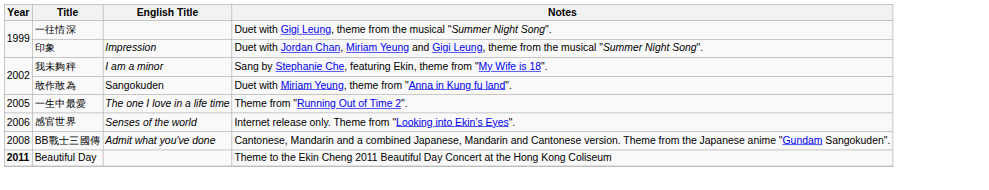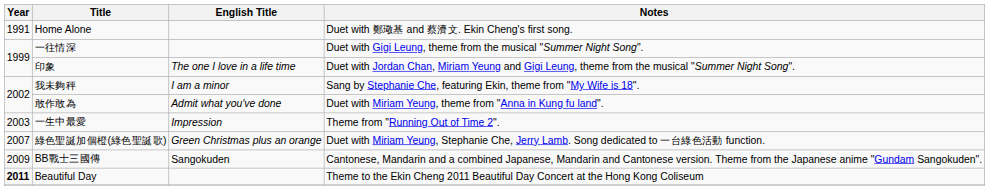+ row: (63, 30)
(131, 48) Impression -> (233, 67) The one I love in a life time
(135, 85) Sangokuden -> (226, 103) Admit what you've done
(18, 103) 2005 -> (18, 122) 2003
(167, 103) The one I love in a life time -> (197, 122) Impression
- row: (55, 122)
+ row: (101, 140)
(18, 140) 2008 -> (18, 159) 2009
(160, 140) Admit what you've done -> (200, 159) Sangokuden
